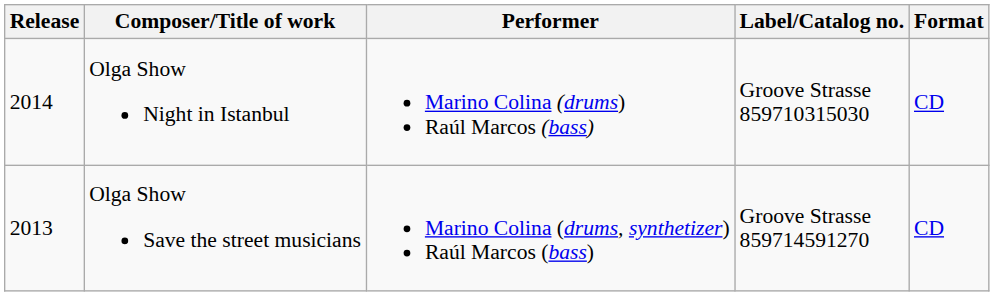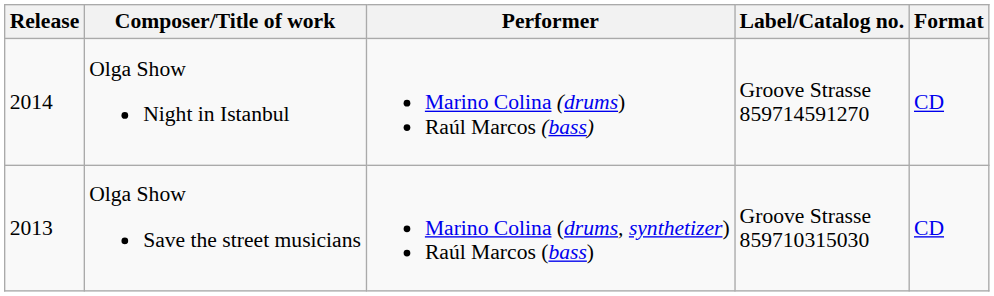(805, 101) Groove Strasse 859710315030 -> (805, 101) Groove Strasse 859714591270
(805, 227) Groove Strasse 859714591270 -> (805, 227) Groove Strasse 859710315030
